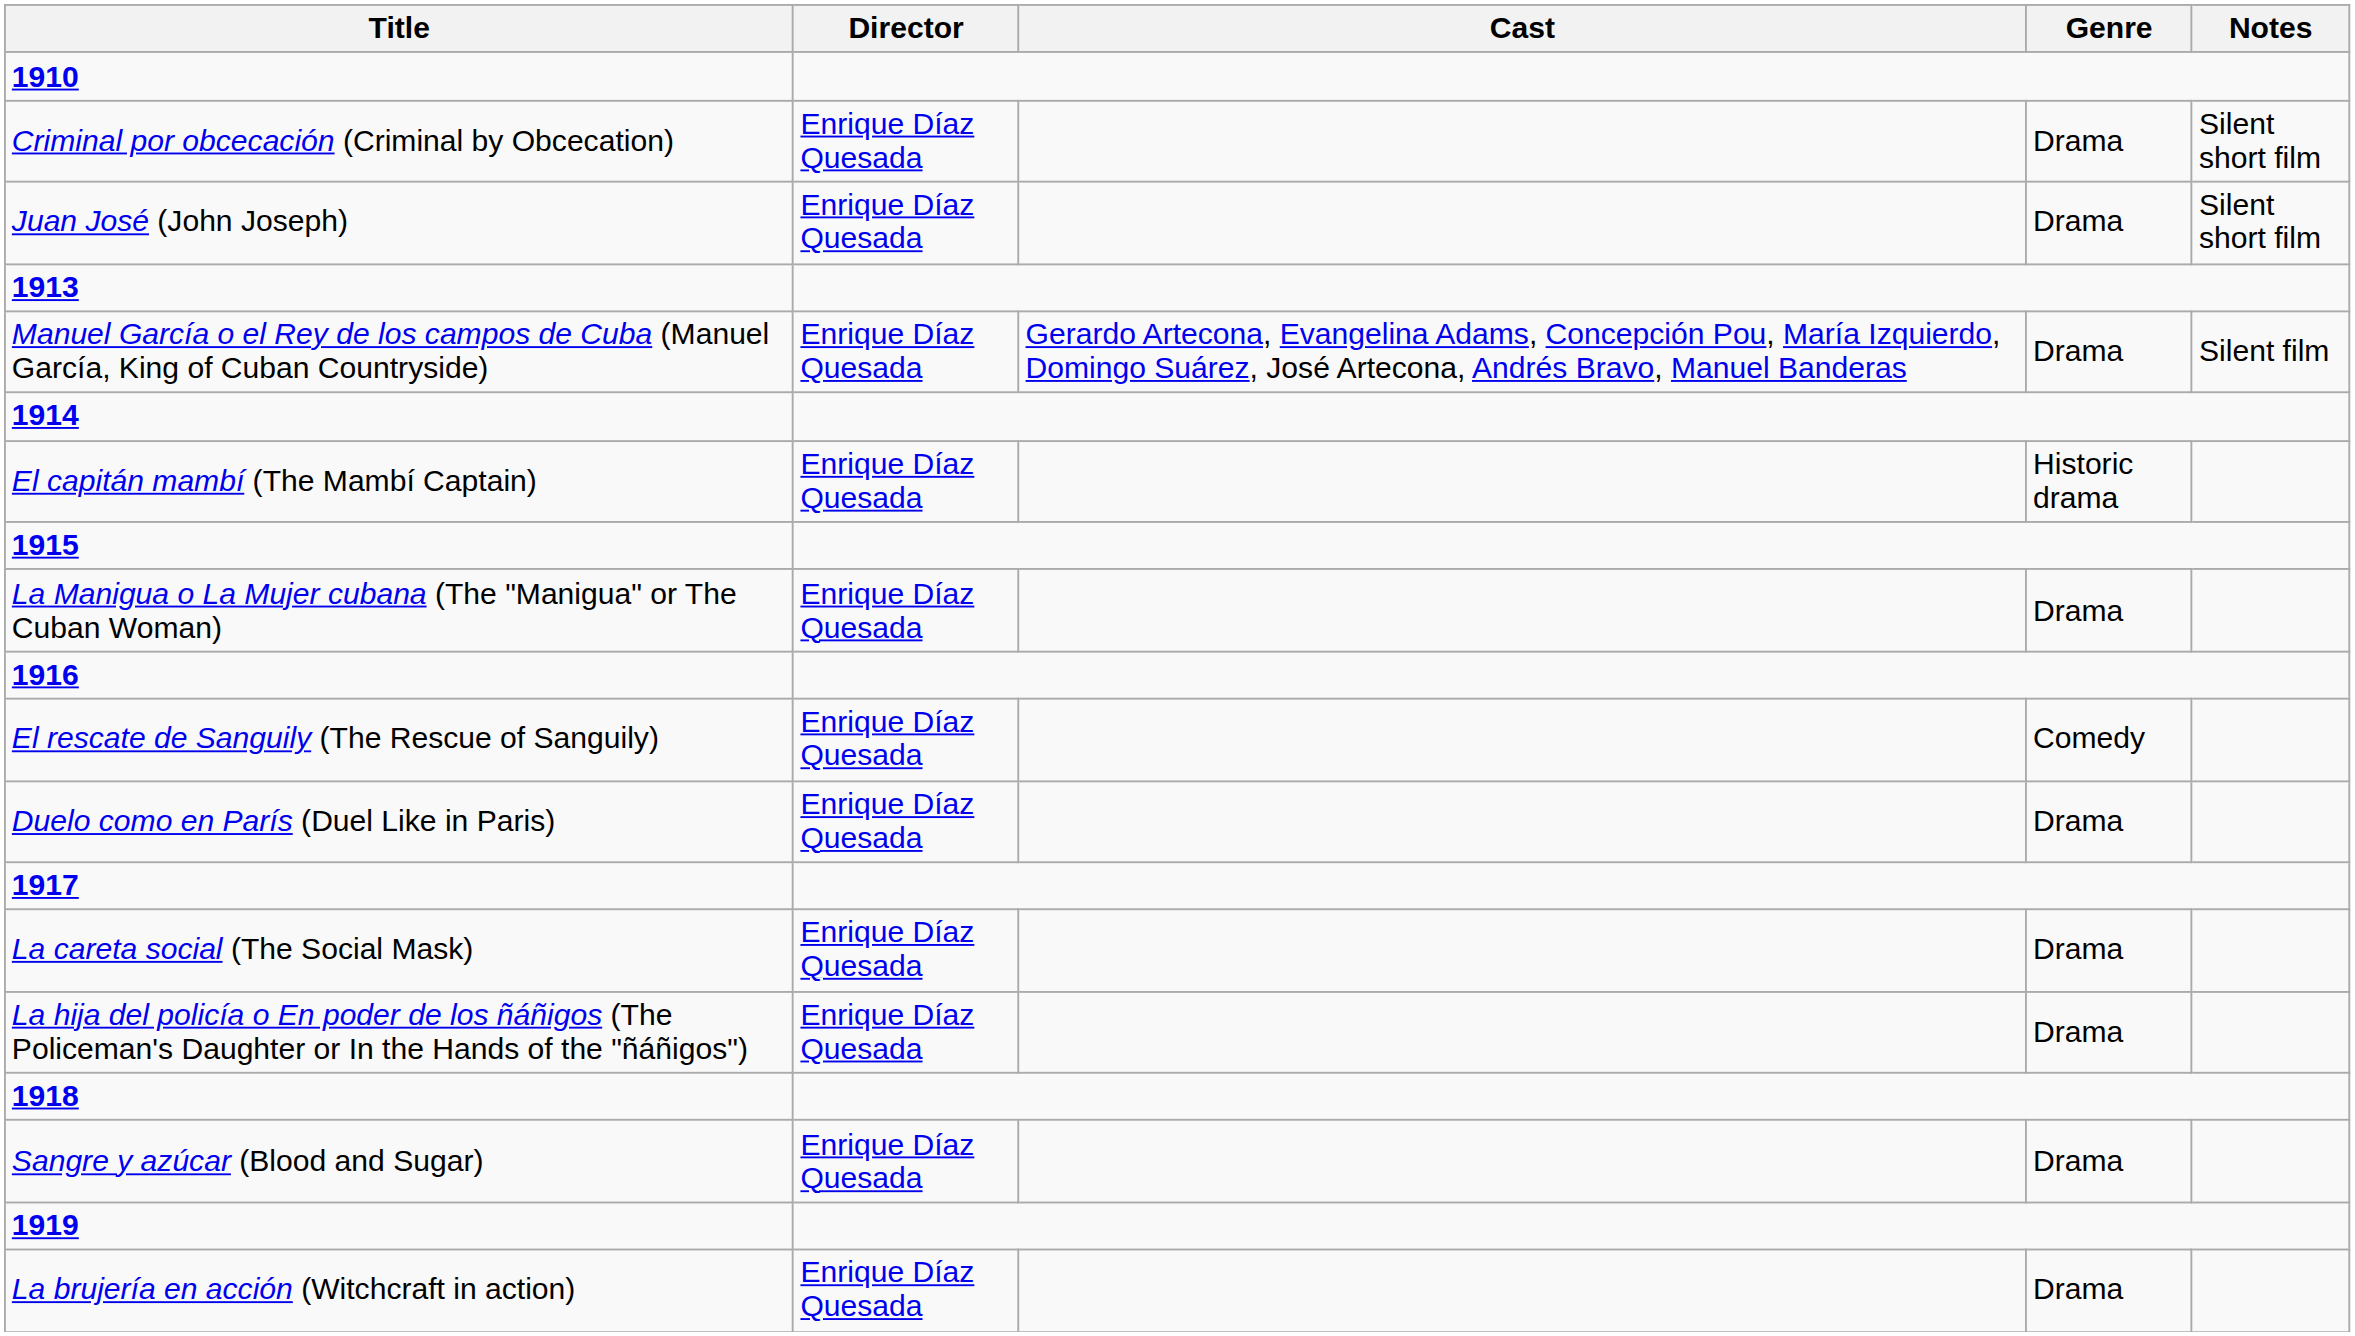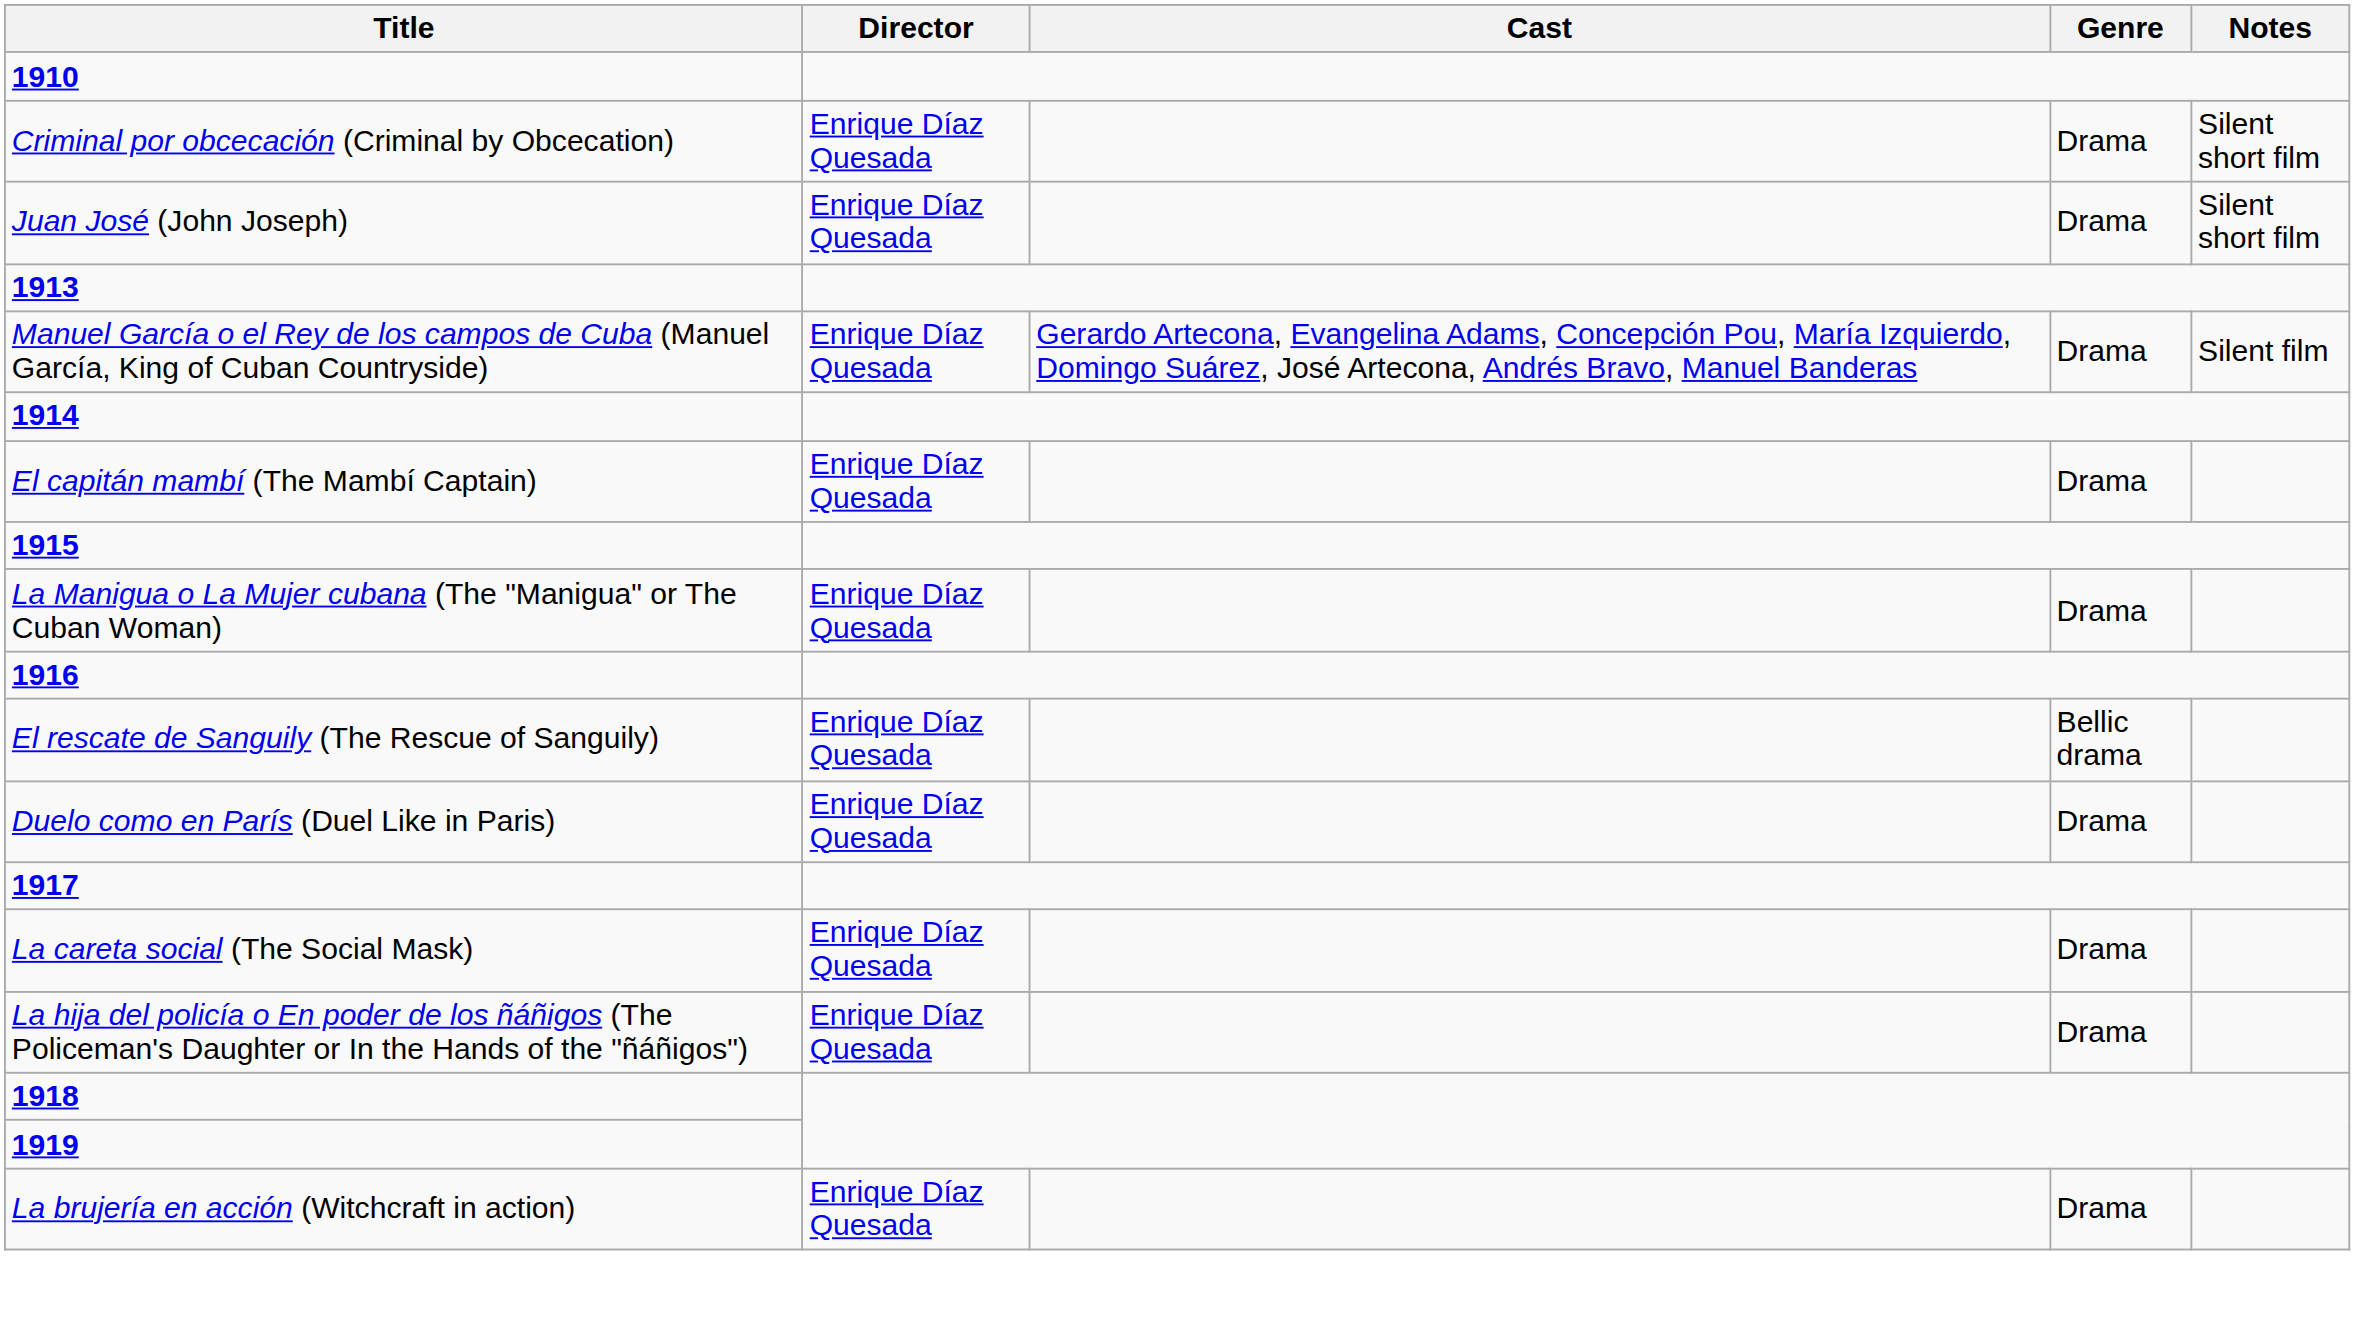(2083, 480) Historic drama -> (2102, 480) Drama
(2089, 739) Comedy -> (2099, 739) Bellic drama
- row: (248, 1160)
